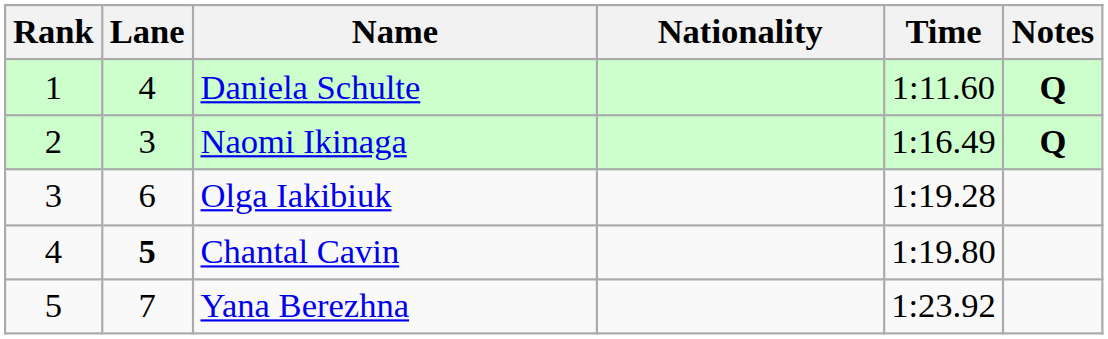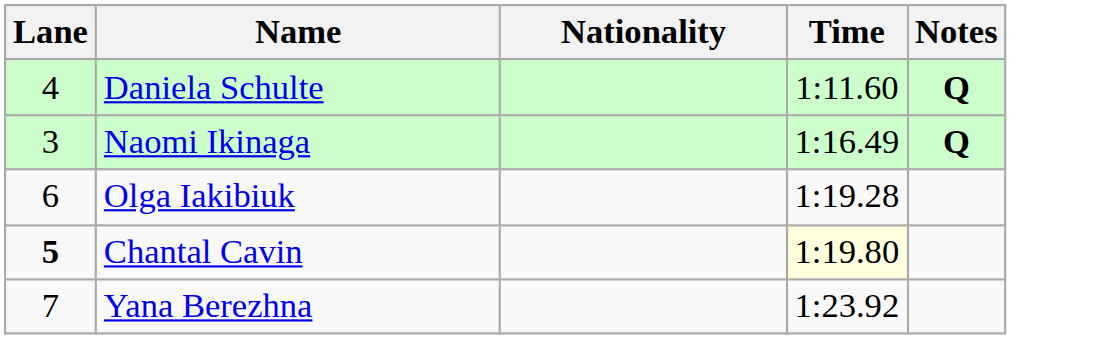- column: (53, 31)
(943, 251) no background -> (847, 251) lightyellow background
